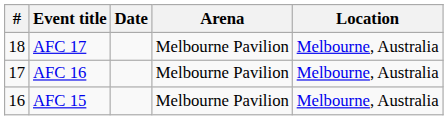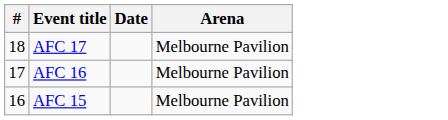- column: (368, 18)
